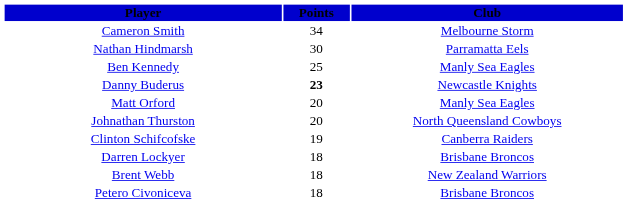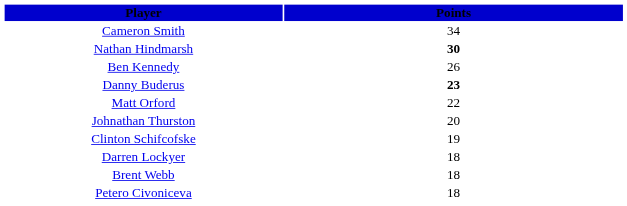- column: (487, 12)
(316, 49) normal -> (454, 49) bold
(316, 67) 25 -> (454, 67) 26
(316, 103) 20 -> (454, 103) 22
